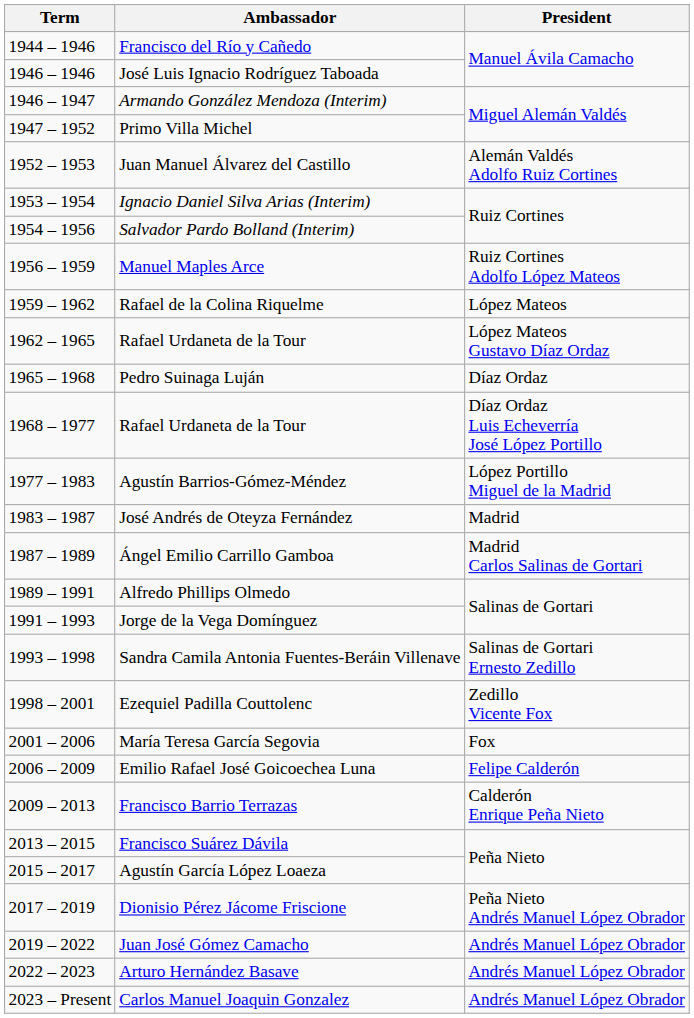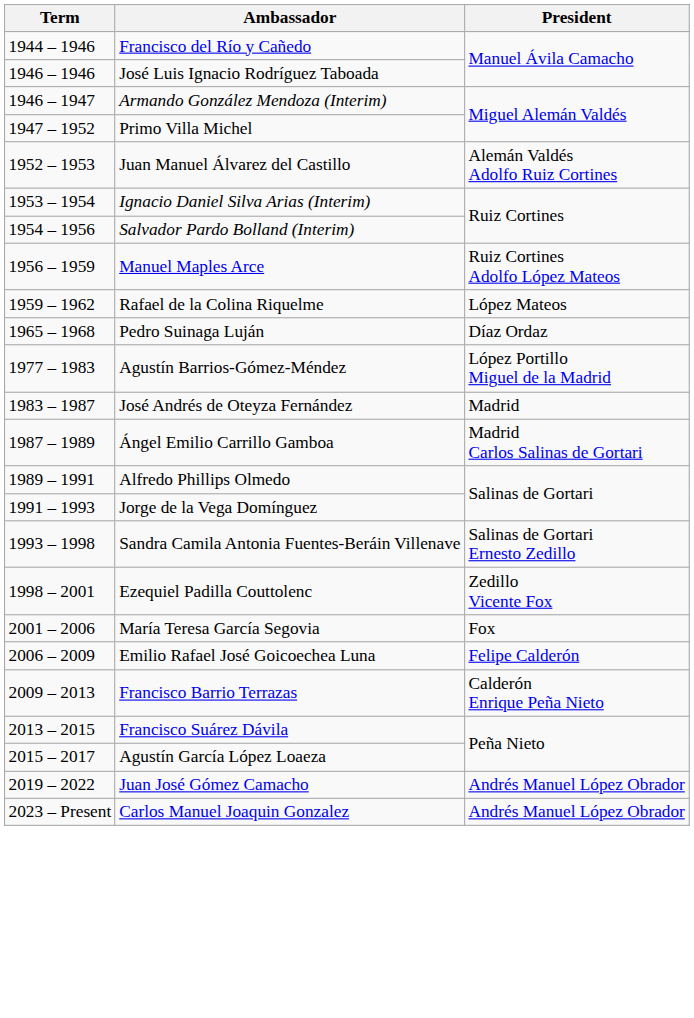- row: (52, 340)
- row: (52, 424)
- row: (52, 907)
- row: (52, 971)
